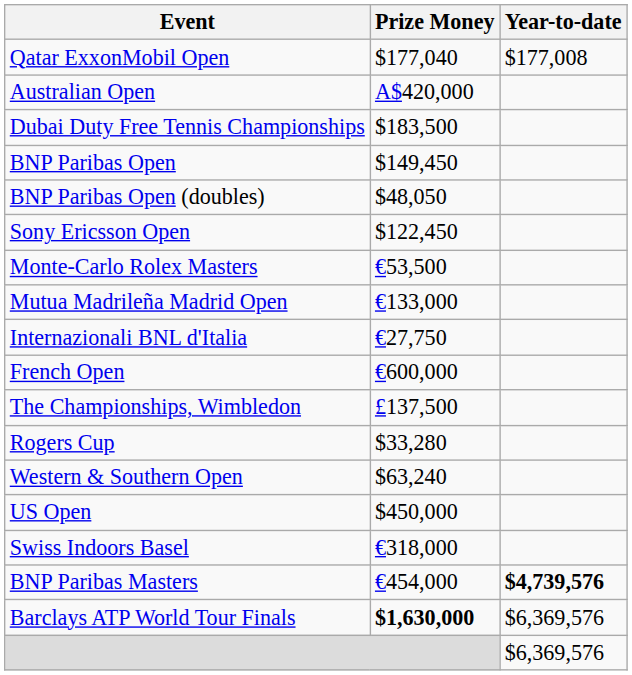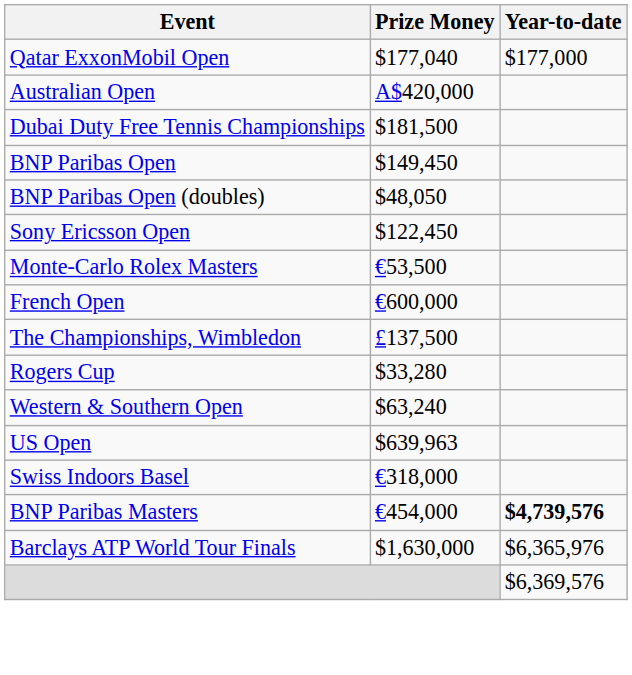(546, 57) $177,008 -> (546, 57) $177,000
(416, 127) $183,500 -> (416, 127) $181,500
- row: (149, 302)
- row: (128, 337)
(416, 512) $450,000 -> (416, 442) $639,963
(425, 617) bold -> (425, 547) normal
(554, 617) $6,369,576 -> (554, 547) $6,365,976
